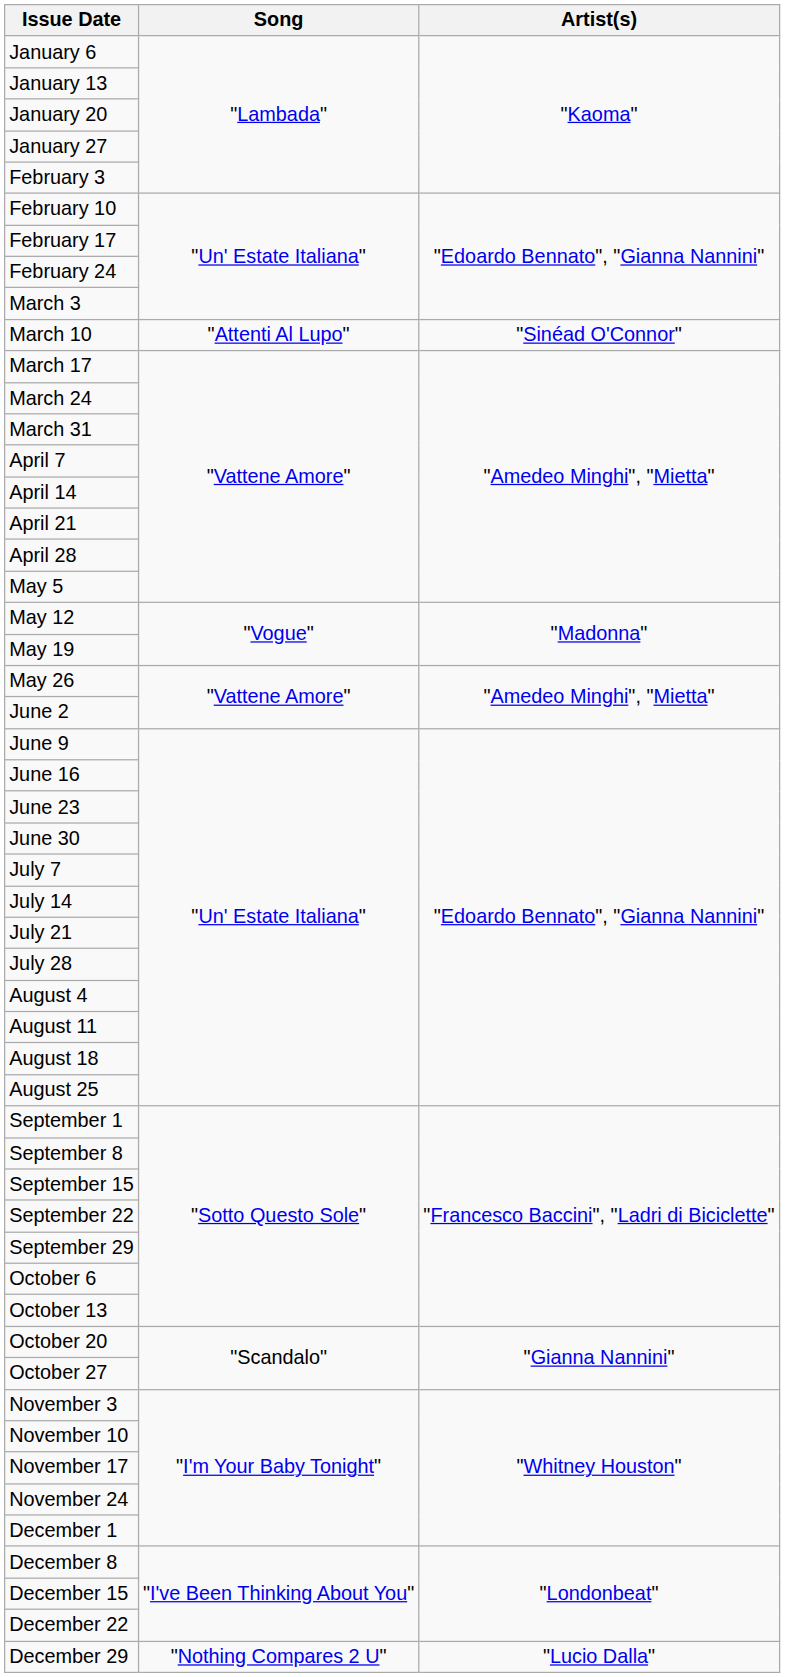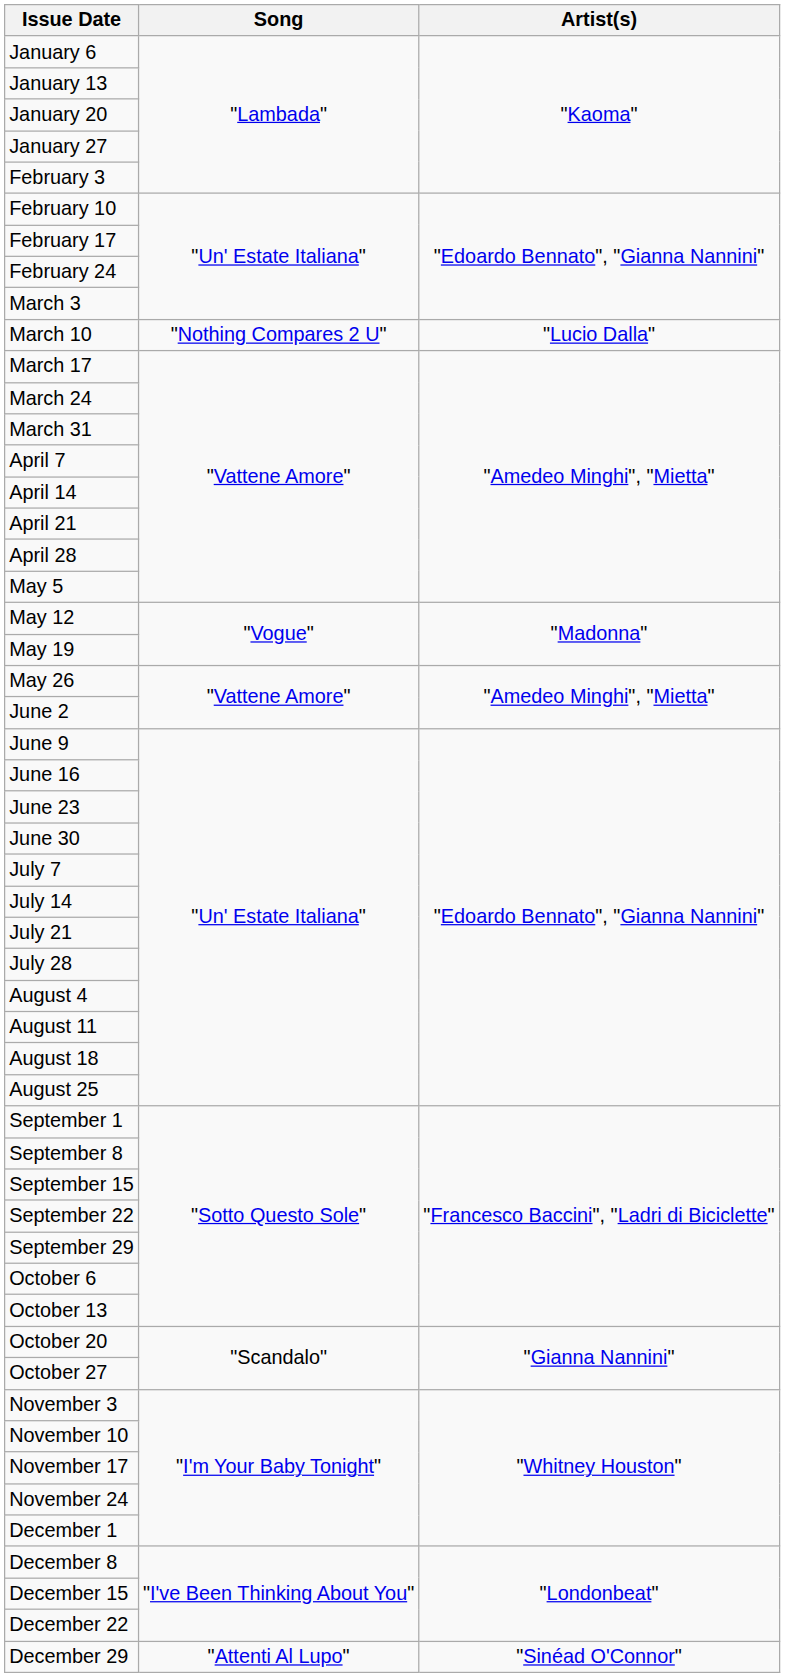(279, 334) "Attenti Al Lupo" -> (279, 334) "Nothing Compares 2 U"
(599, 334) "Sinéad O'Connor" -> (599, 334) "Lucio Dalla"
(279, 1656) "Nothing Compares 2 U" -> (279, 1656) "Attenti Al Lupo"
(599, 1656) "Lucio Dalla" -> (599, 1656) "Sinéad O'Connor"
